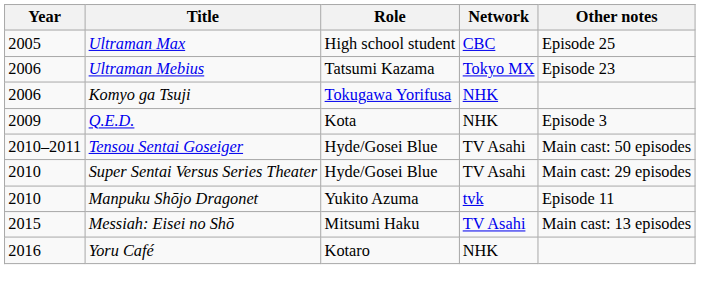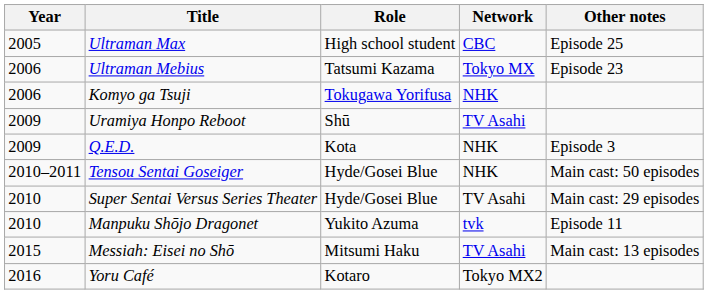+ row: (167, 120)
(494, 146) TV Asahi -> (480, 172) NHK
(480, 250) NHK -> (503, 276) Tokyo MX2
